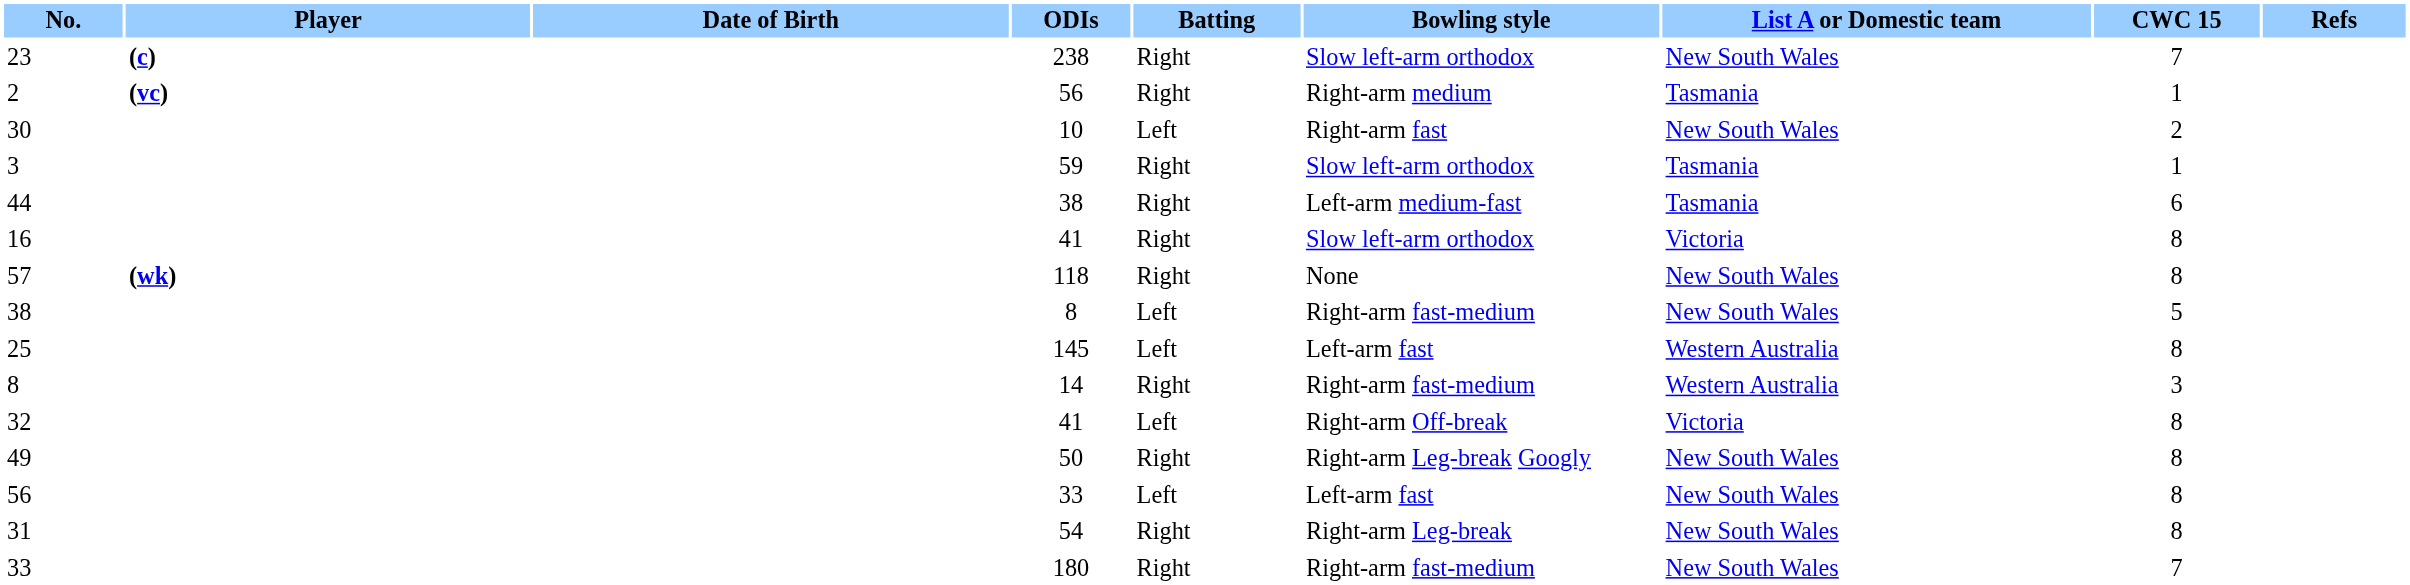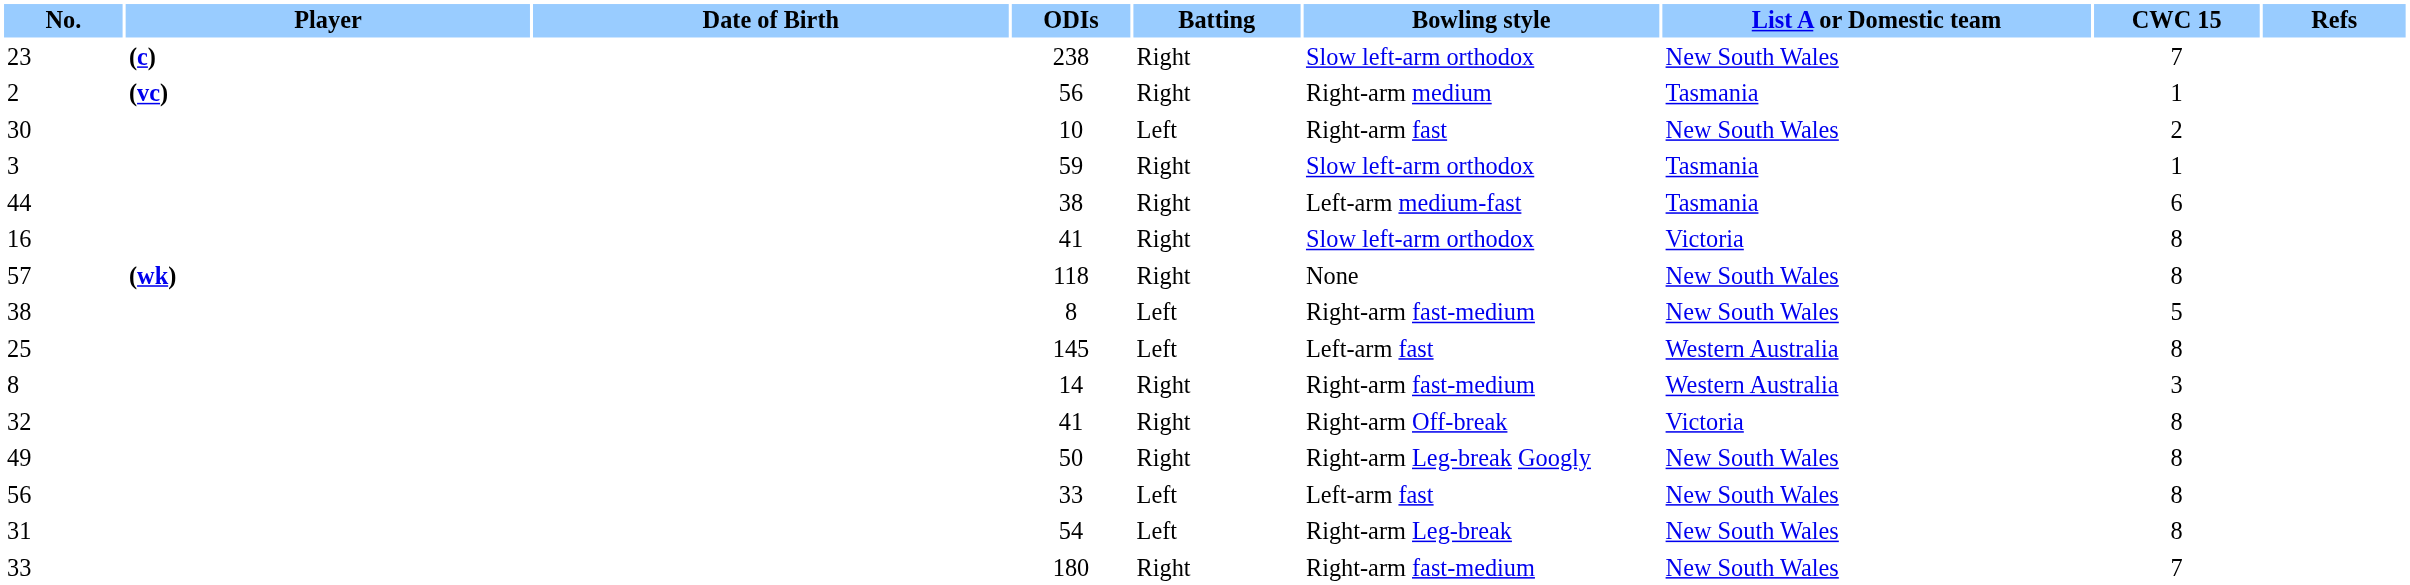(1157, 421) Left -> (1164, 421) Right
(1164, 531) Right -> (1157, 531) Left
